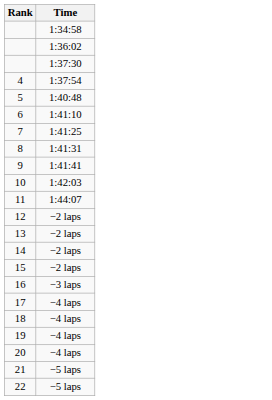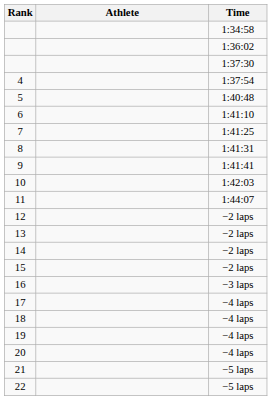+ column: (122, 13)
